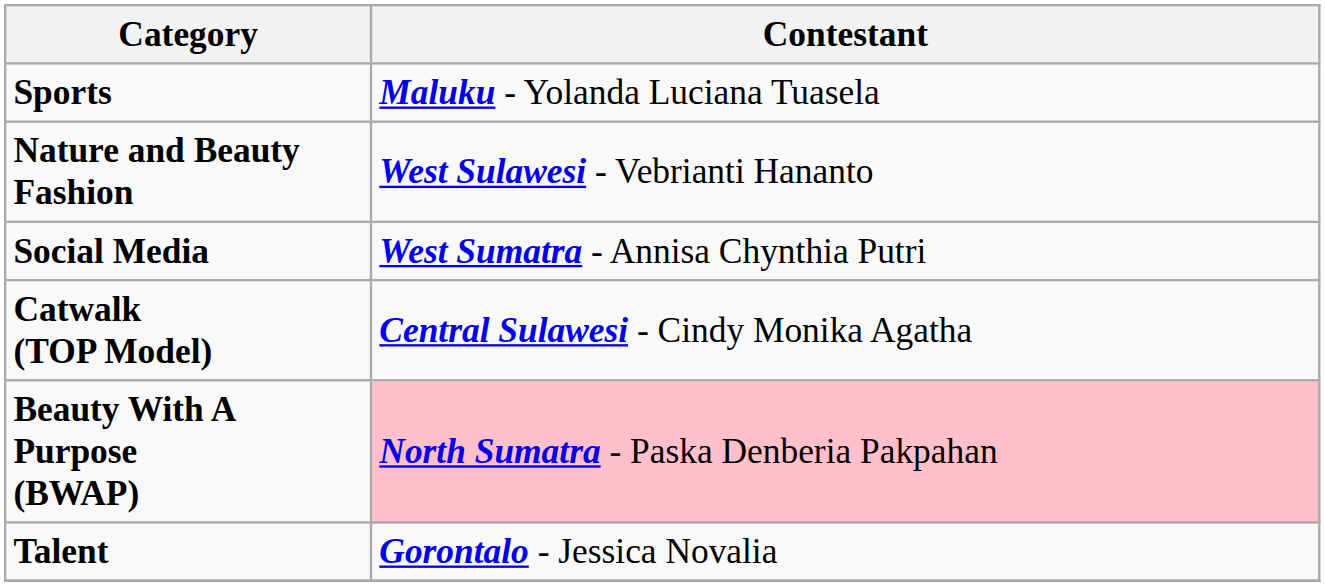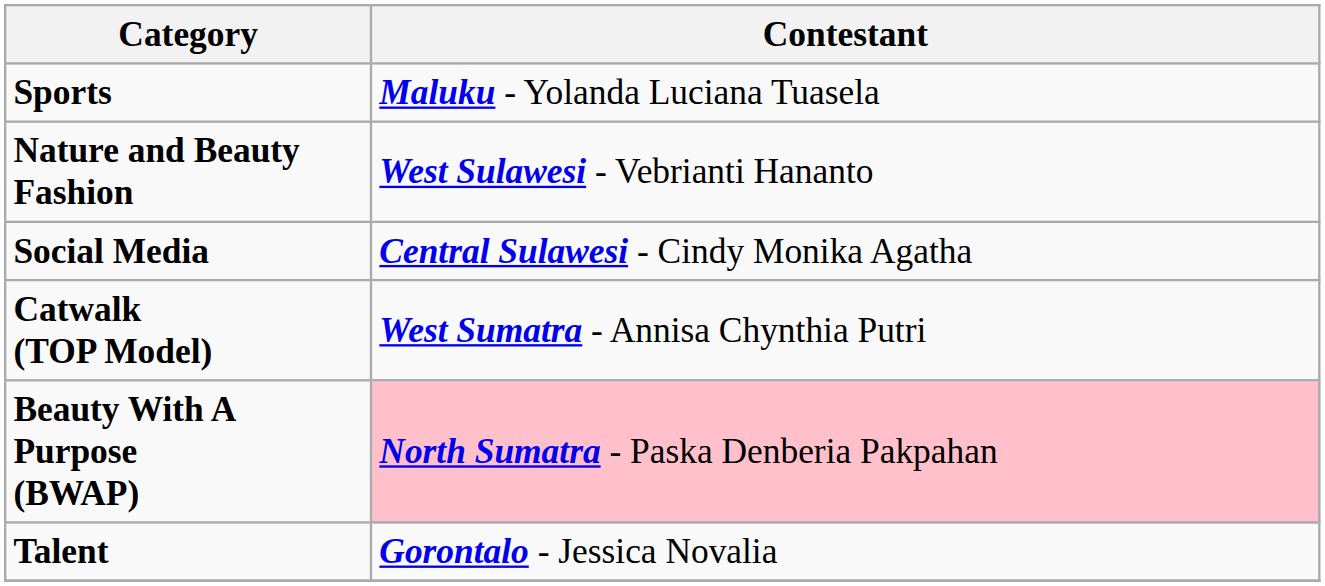(653, 251) West Sumatra - Annisa Chynthia Putri -> (676, 251) Central Sulawesi - Cindy Monika Agatha
(676, 330) Central Sulawesi - Cindy Monika Agatha -> (653, 330) West Sumatra - Annisa Chynthia Putri
